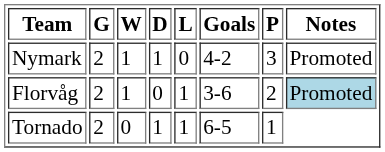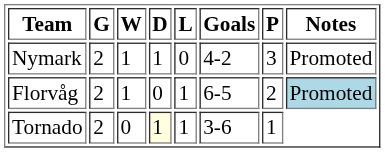(217, 92) 3-6 -> (217, 92) 6-5
(158, 127) no background -> (158, 127) lightyellow background
(217, 127) 6-5 -> (217, 127) 3-6
